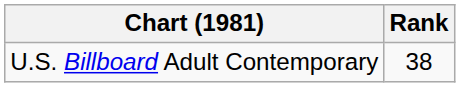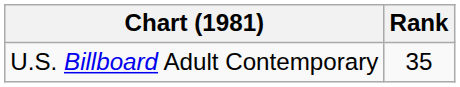(419, 61) 38 -> (419, 61) 35
